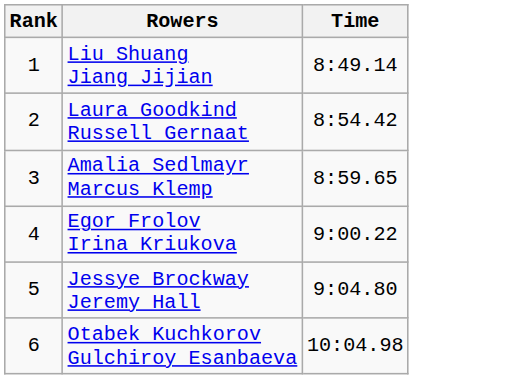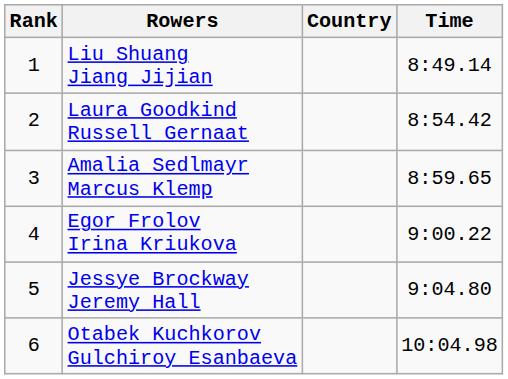+ column: (349, 21)
